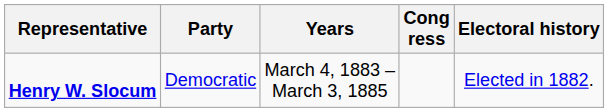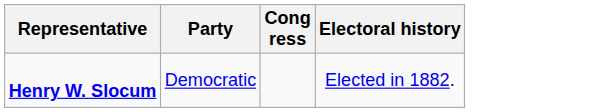- column: (330, 29)
